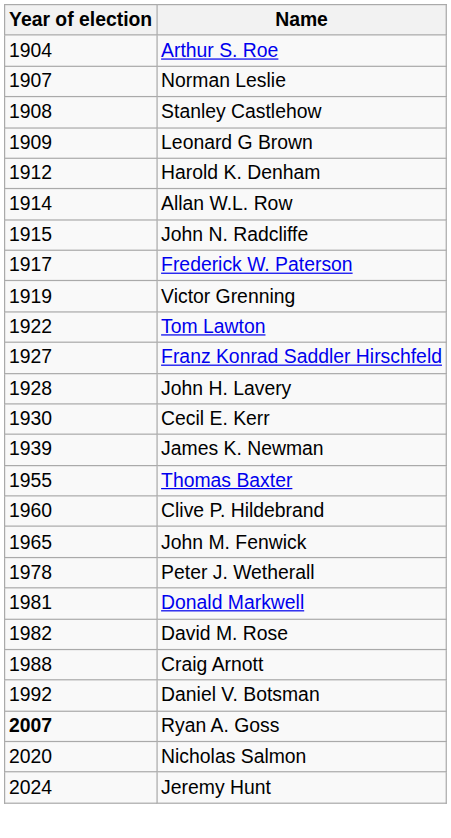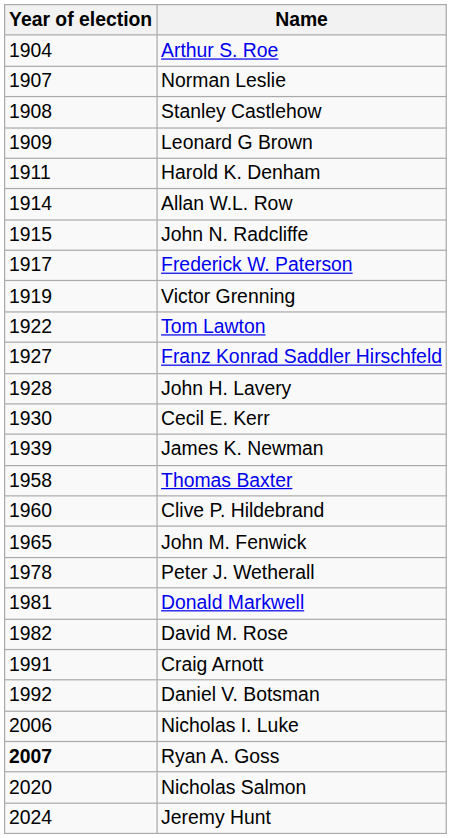(31, 173) 1912 -> (30, 173) 1911
(31, 480) 1955 -> (31, 480) 1958
(31, 664) 1988 -> (31, 664) 1991
+ row: (230, 726)
